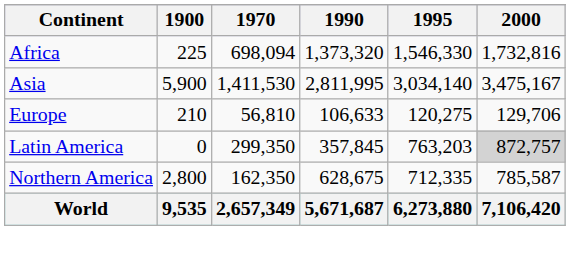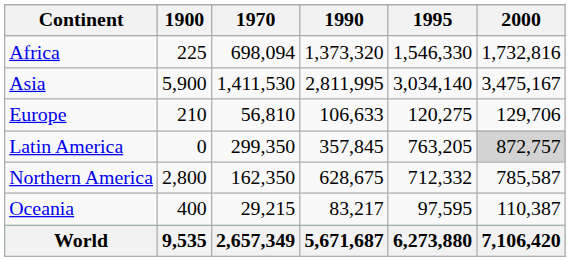(440, 146) 763,203 -> (440, 146) 763,205
(440, 177) 712,335 -> (440, 177) 712,332
+ row: (42, 209)
